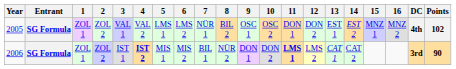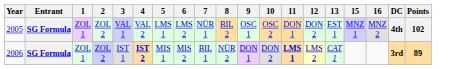- column: (354, 10)
(438, 52) 90 -> (418, 52) 89
